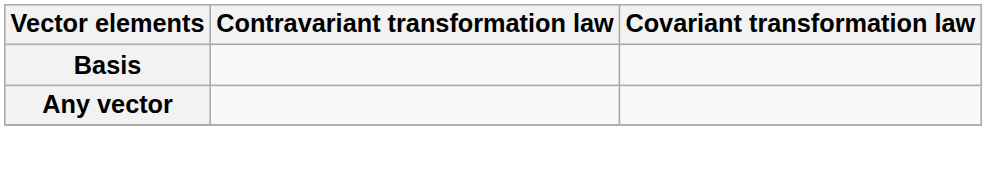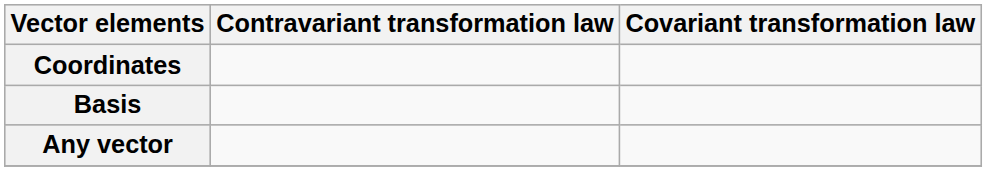+ row: (108, 64)
